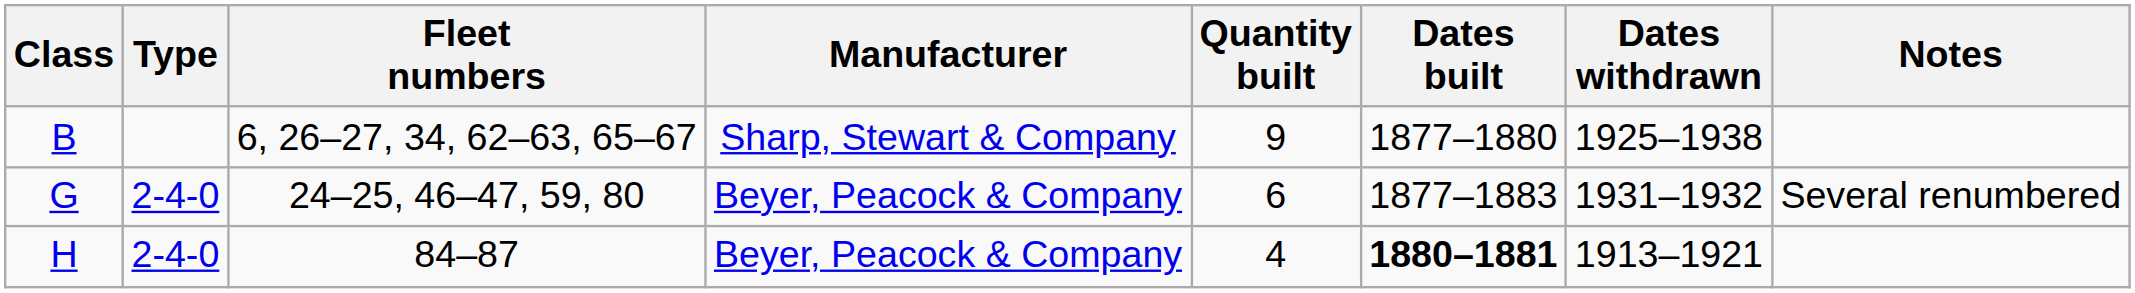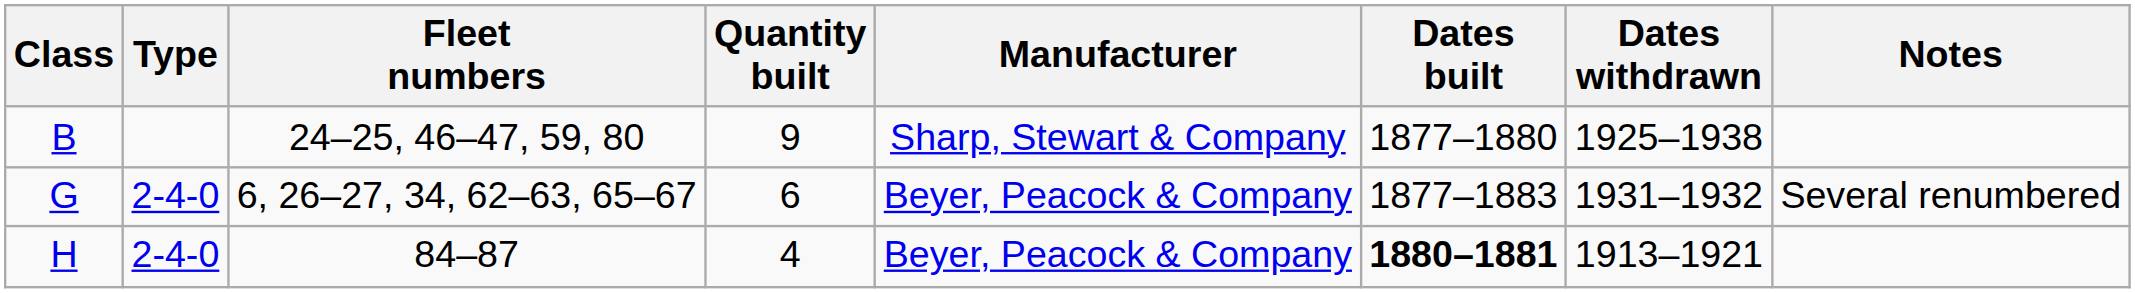columns swapped: (1276, 55) <-> (948, 55)
(467, 136) 6, 26–27, 34, 62–63, 65–67 -> (467, 136) 24–25, 46–47, 59, 80
(467, 195) 24–25, 46–47, 59, 80 -> (467, 195) 6, 26–27, 34, 62–63, 65–67
